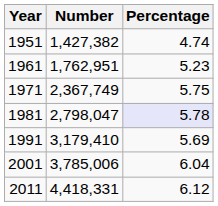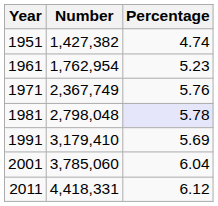(84, 66) 1,762,951 -> (84, 66) 1,762,954
(195, 90) 5.75 -> (195, 90) 5.76
(84, 115) 2,798,047 -> (84, 115) 2,798,048
(84, 164) 3,785,006 -> (84, 164) 3,785,060
